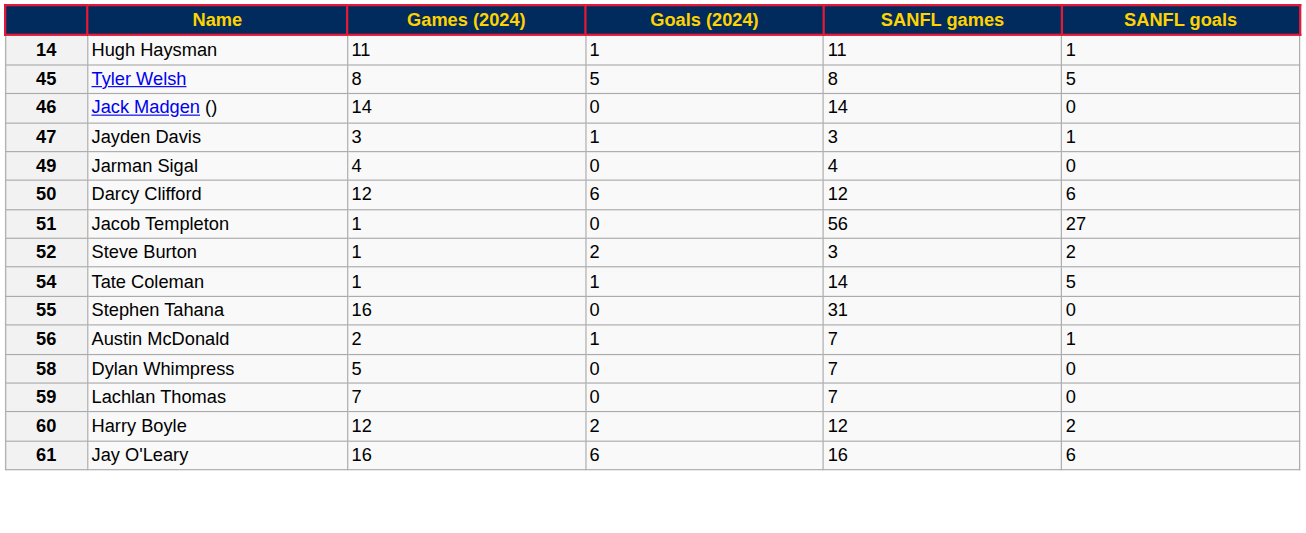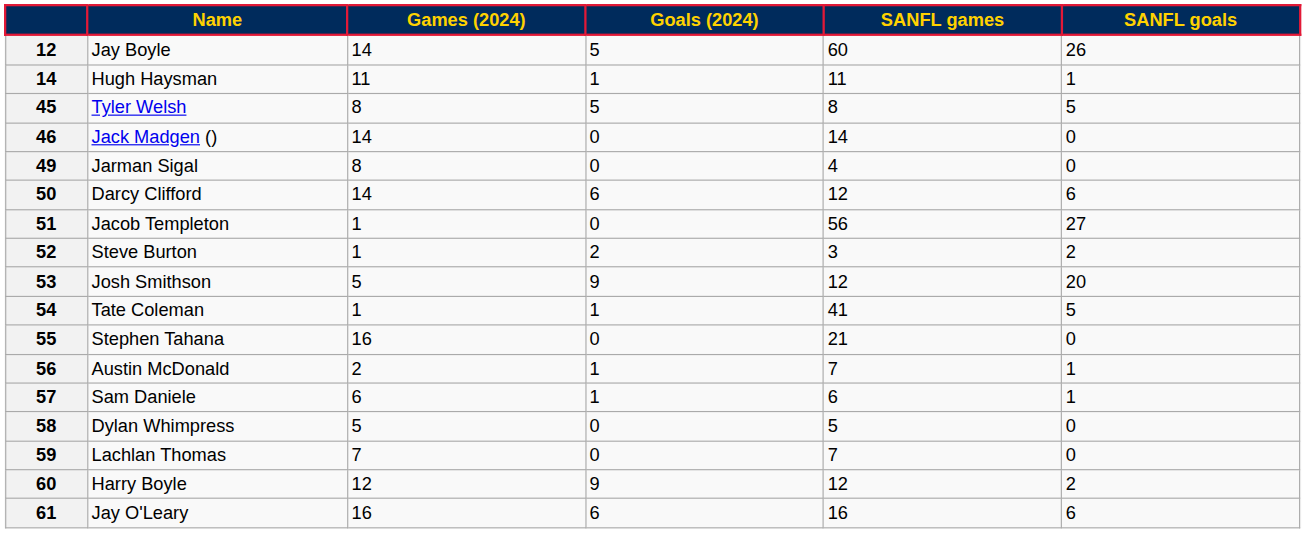+ row: (131, 50)
- row: (146, 136)
(357, 165) 4 -> (357, 165) 8
(362, 194) 12 -> (362, 194) 14
+ row: (151, 281)
(838, 281) 14 -> (838, 310) 41
(838, 310) 31 -> (838, 339) 21
+ row: (144, 397)
(833, 368) 7 -> (833, 426) 5
(595, 426) 2 -> (595, 484) 9
